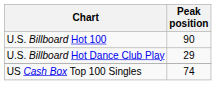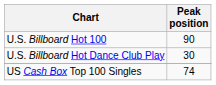(189, 55) 29 -> (189, 55) 30
